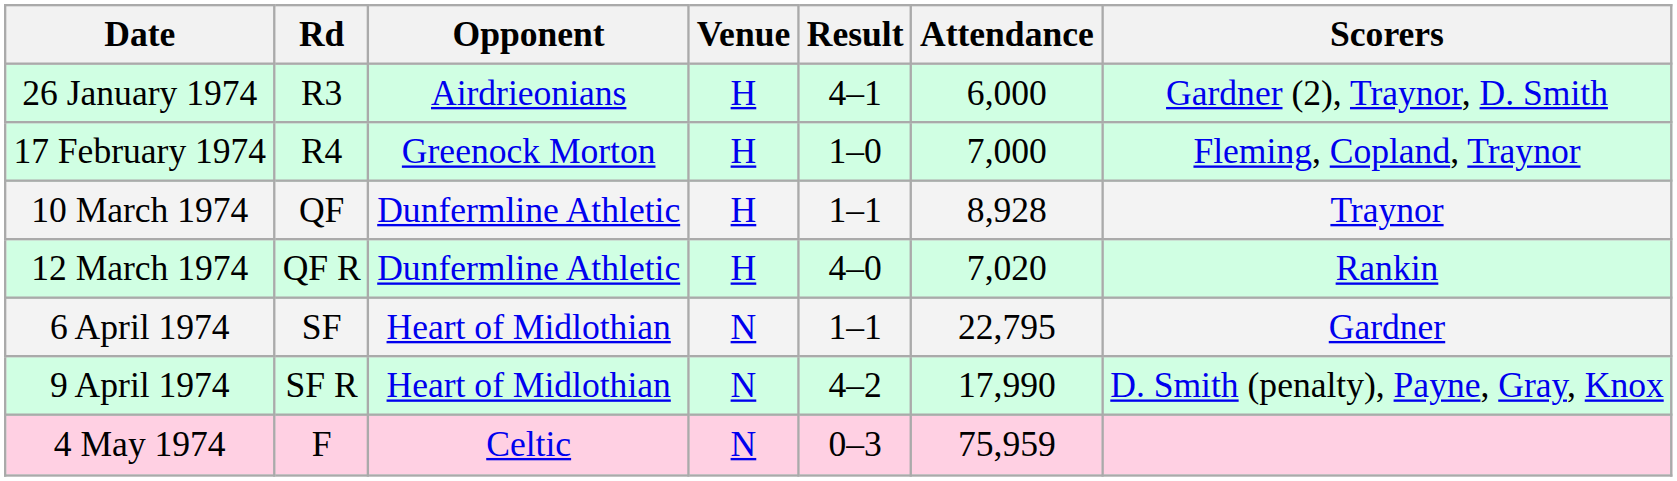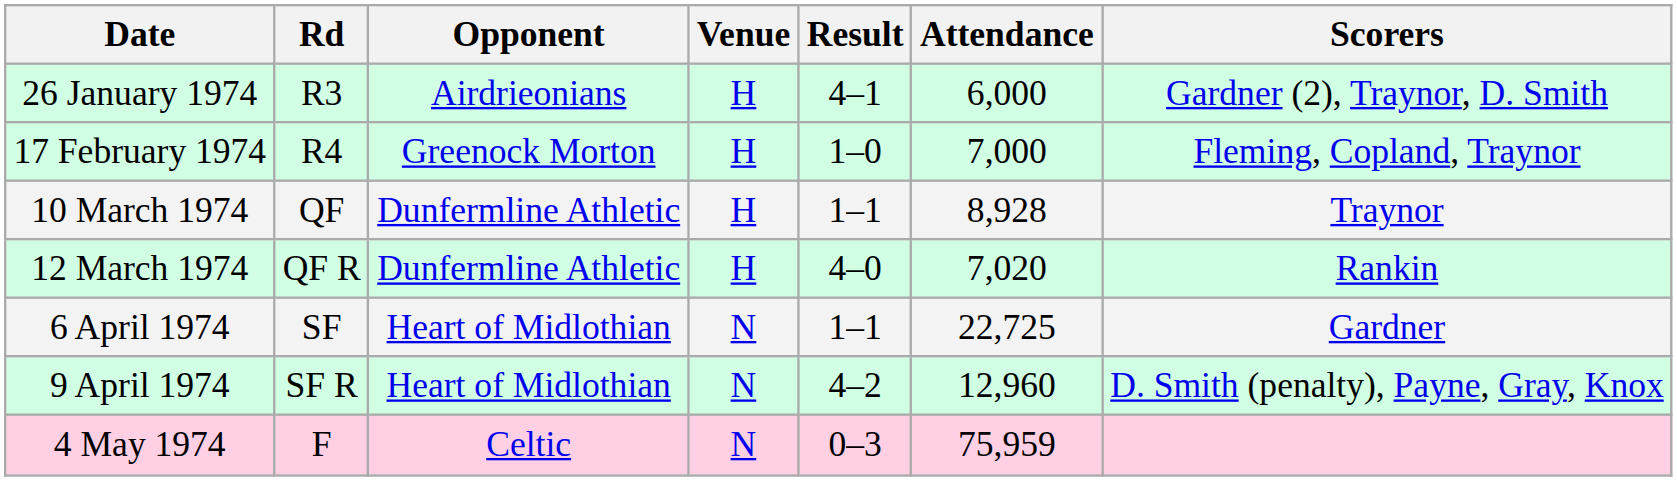(1007, 327) 22,795 -> (1007, 327) 22,725
(1007, 385) 17,990 -> (1007, 385) 12,960
